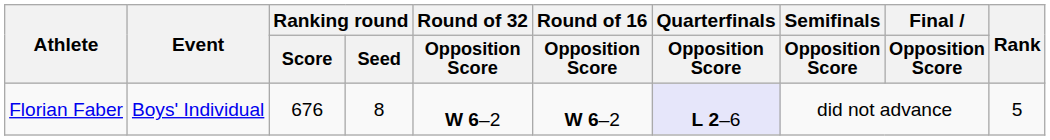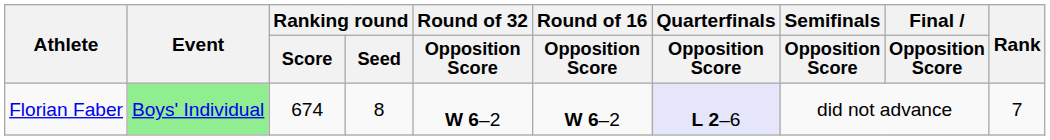(198, 110) no background -> (198, 110) lightgreen background
(307, 110) 676 -> (307, 110) 674
(1017, 110) 5 -> (1017, 110) 7
